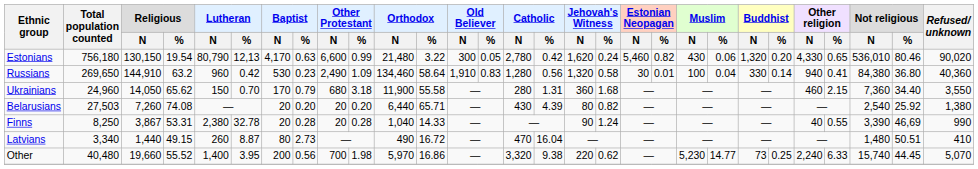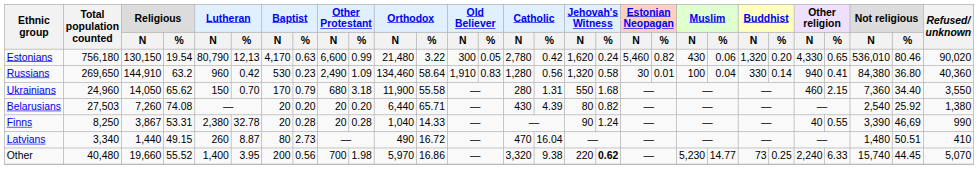(585, 90) 360 -> (585, 90) 550
(608, 156) normal -> (608, 156) bold
